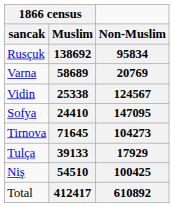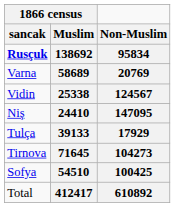(26, 53) normal -> (27, 53) bold
(22, 113) Sofya -> (16, 113) Niş
rows swapped: (73, 133) <-> (73, 152)
(16, 172) Niş -> (22, 172) Sofya
